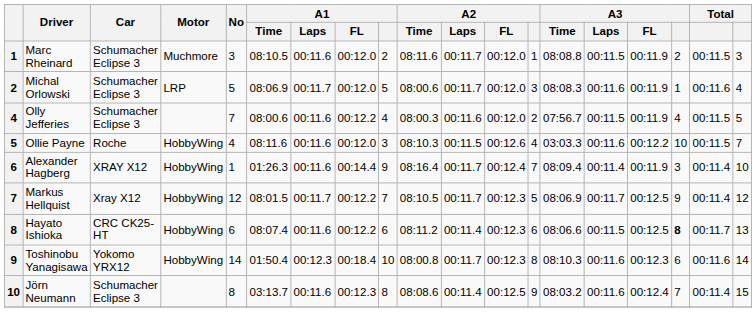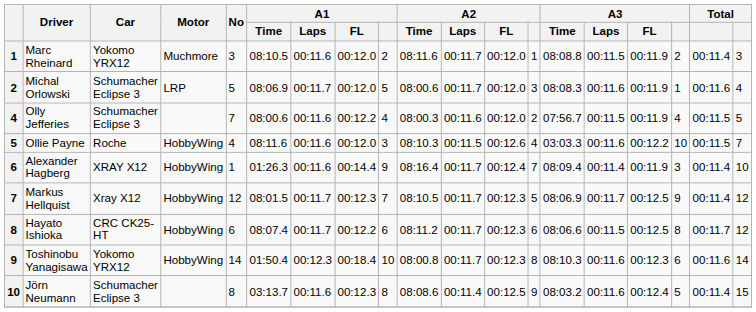(125, 56) Schumacher Eclipse 3 -> (114, 56) Yokomo YRX12
(711, 56) 00:11.5 -> (711, 56) 00:11.4
(357, 198) 00:12.2 -> (357, 198) 00:12.3
(312, 229) 00:11.6 -> (312, 229) 00:11.7
(463, 229) 00:11.4 -> (463, 229) 00:11.7
(677, 229) bold -> (677, 229) normal
(742, 229) 13 -> (742, 229) 12
(677, 291) 7 -> (677, 291) 5
